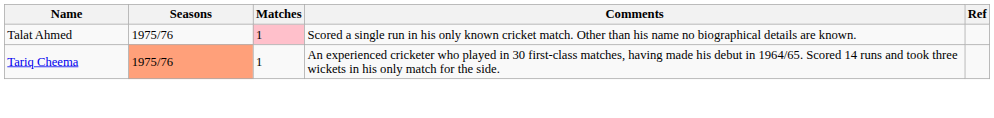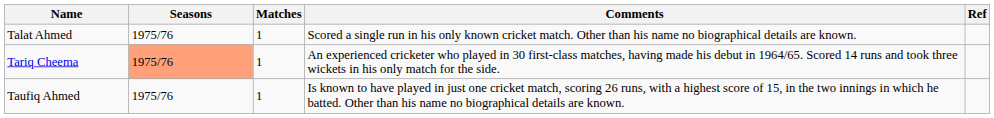(259, 34) pink background -> (259, 34) no background
+ row: (44, 95)
